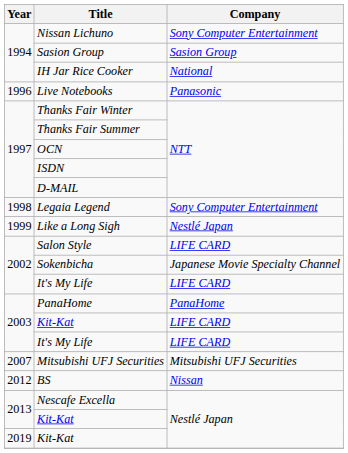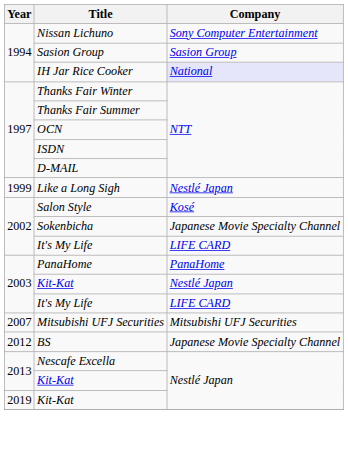(191, 71) no background -> (191, 71) lavender background
- row: (19, 91)
- row: (19, 206)
(200, 245) LIFE CARD -> (182, 206) Kosé
(200, 322) LIFE CARD -> (201, 284) Nestlé Japan
(186, 380) Nissan -> (255, 341) Japanese Movie Specialty Channel
